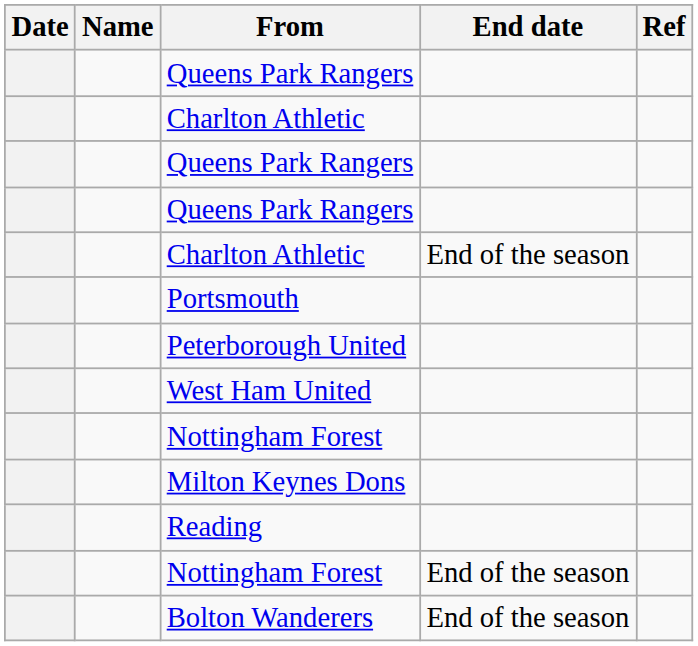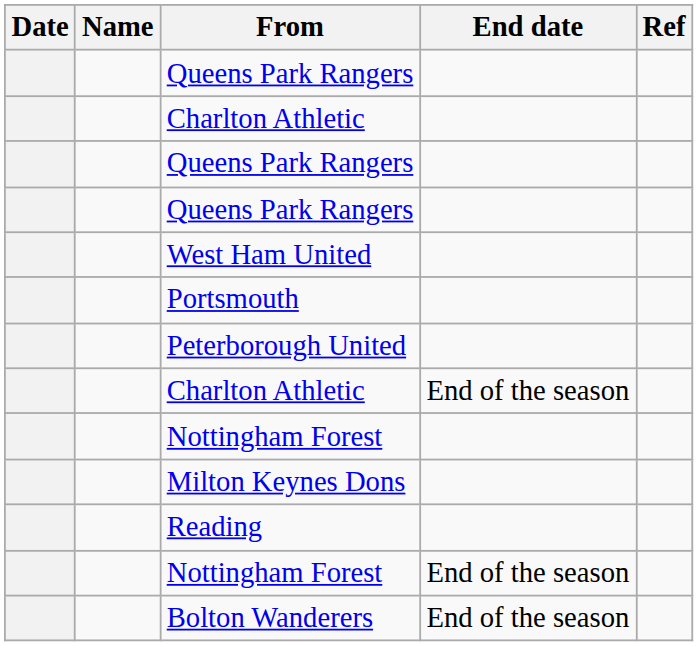rows swapped: (269, 390) <-> (266, 254)
